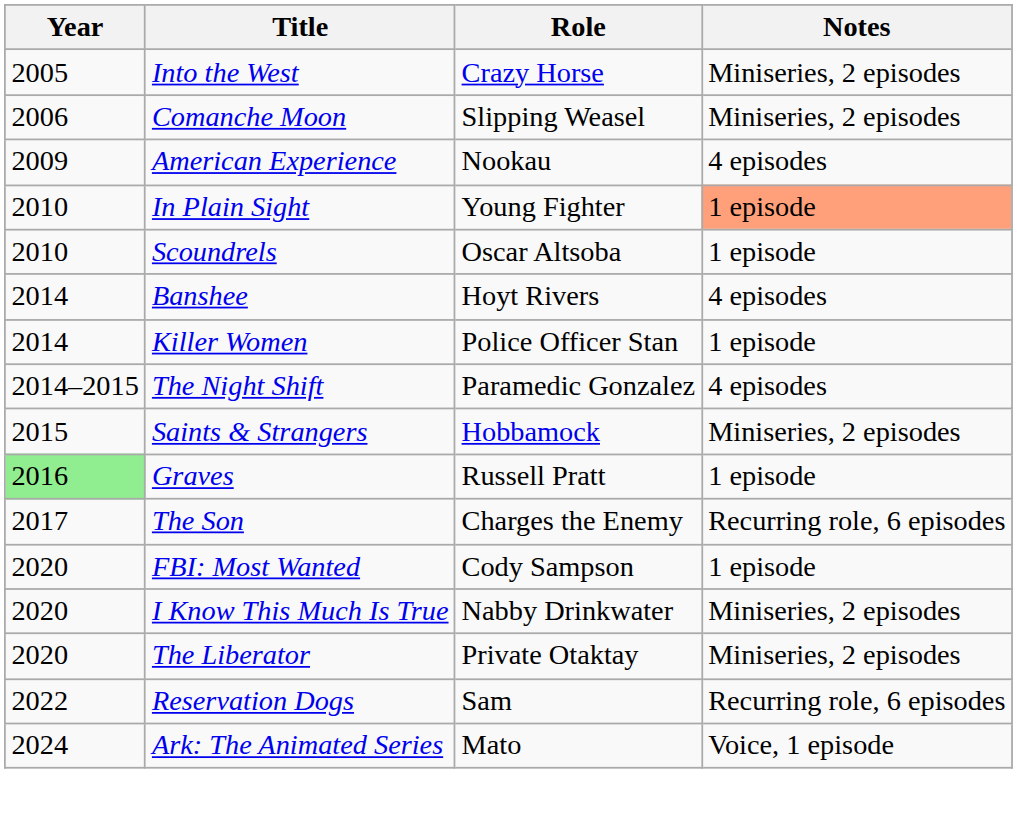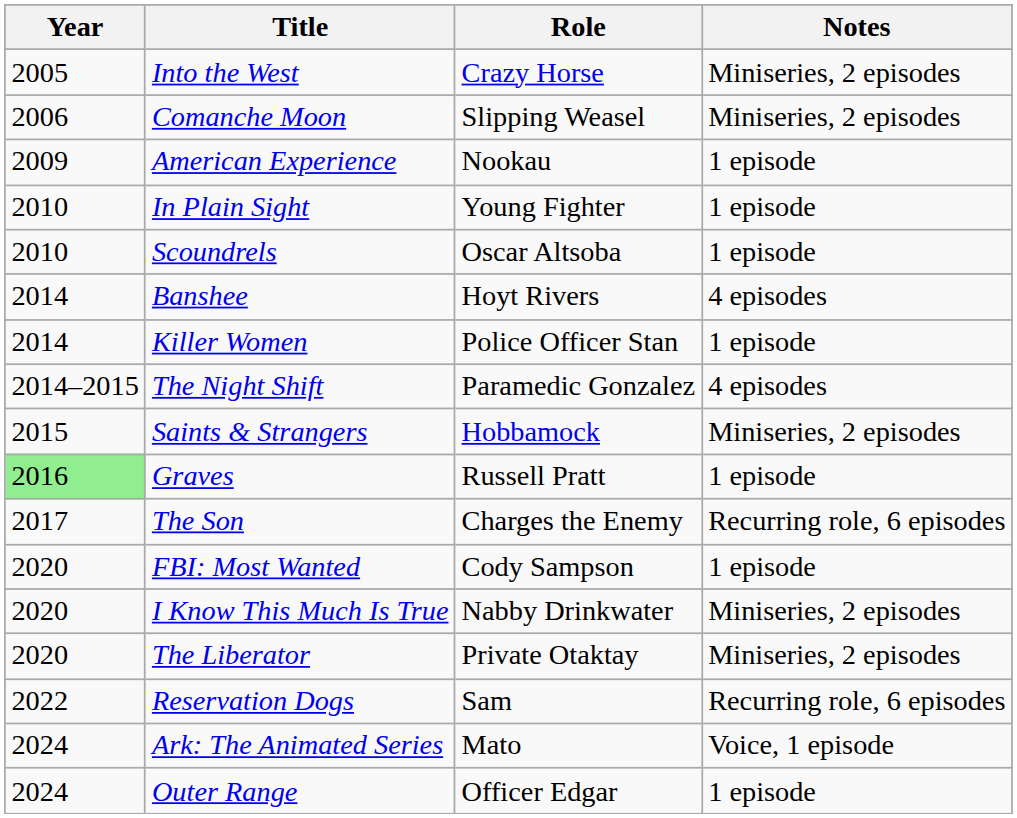(768, 161) 4 episodes -> (762, 161) 1 episode
(762, 206) lightsalmon background -> (762, 206) no background
+ row: (225, 790)
